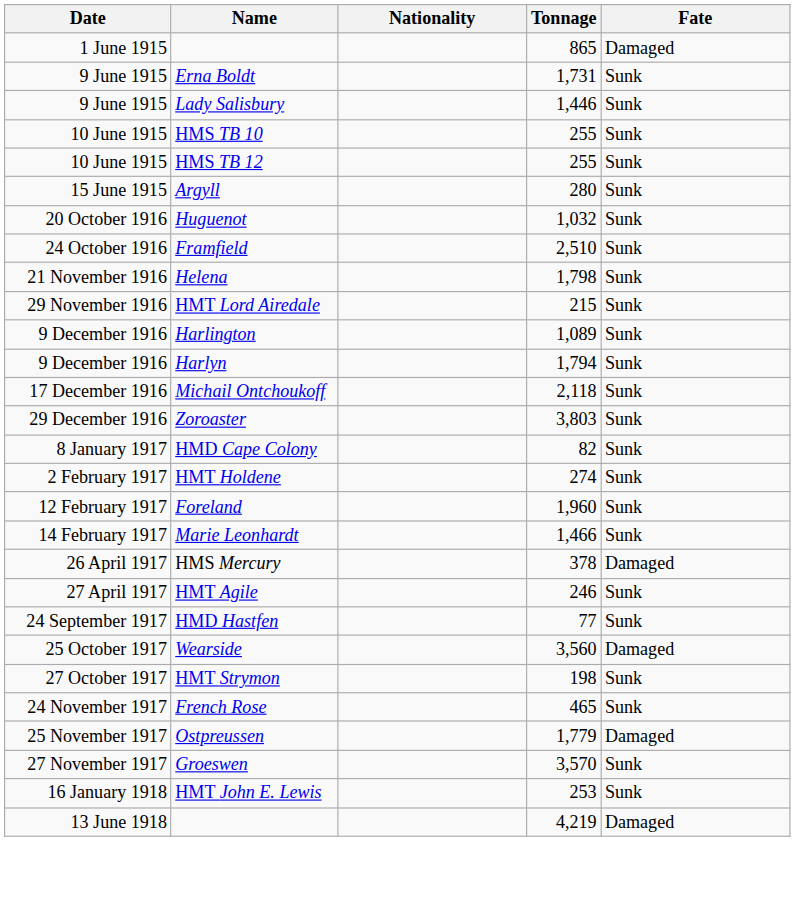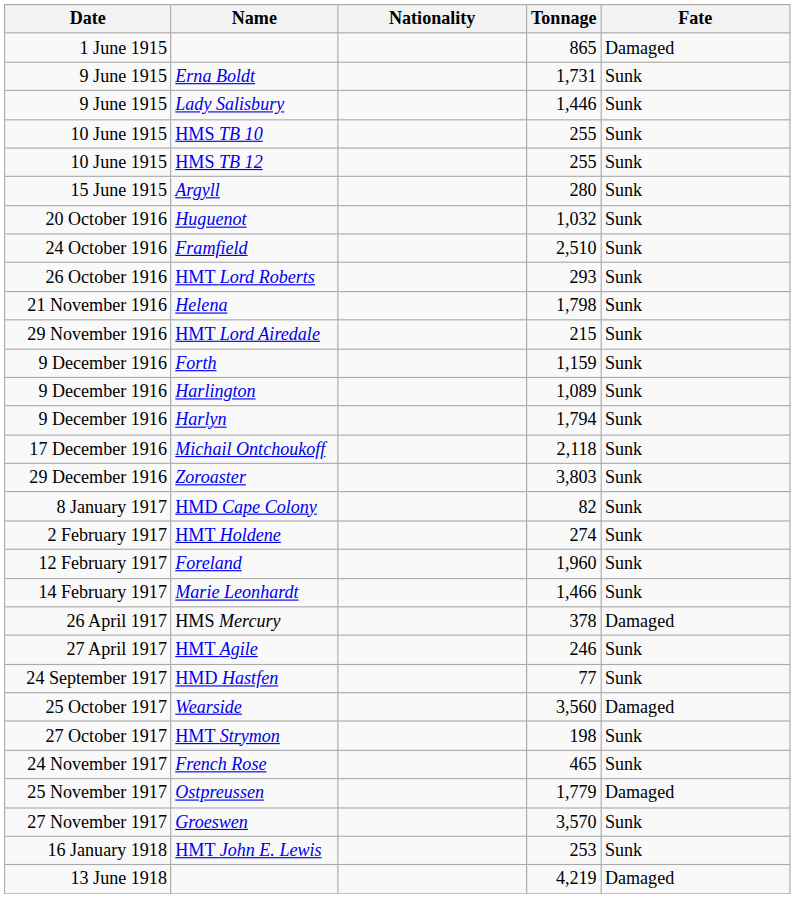+ row: (245, 276)
+ row: (196, 362)
